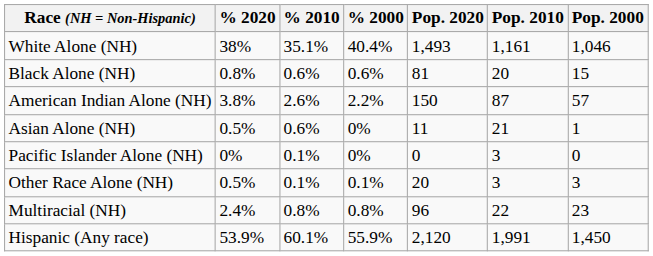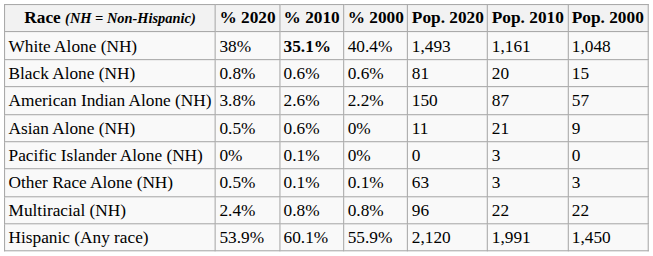(306, 45) normal -> (307, 45) bold
(591, 45) 1,046 -> (591, 45) 1,048
(576, 127) 1 -> (576, 127) 9
(420, 182) 20 -> (420, 182) 63
(580, 210) 23 -> (580, 210) 22
